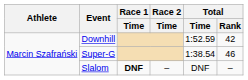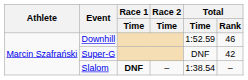(230, 40) 42 -> (230, 40) 46
(200, 54) 1:38.54 -> (200, 54) DNF
(230, 54) 46 -> (230, 54) 42
(200, 68) DNF -> (200, 68) 1:38.54
